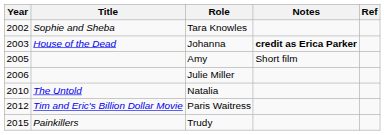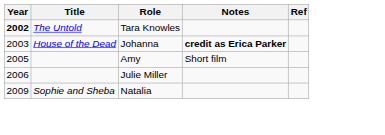(18, 28) normal -> (18, 28) bold
(74, 28) Sophie and Sheba -> (57, 28) The Untold
(18, 91) 2010 -> (18, 91) 2009
(57, 91) The Untold -> (74, 91) Sophie and Sheba
- row: (219, 106)
- row: (200, 122)
